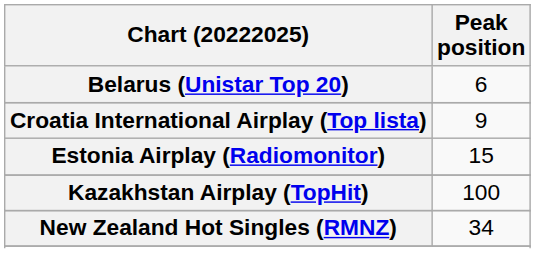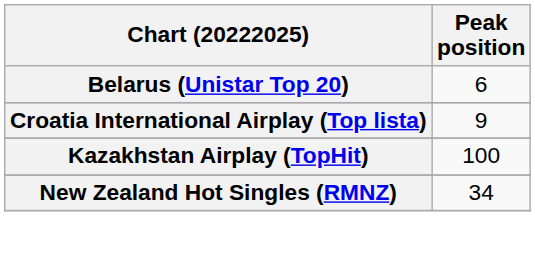- row: (218, 156)
